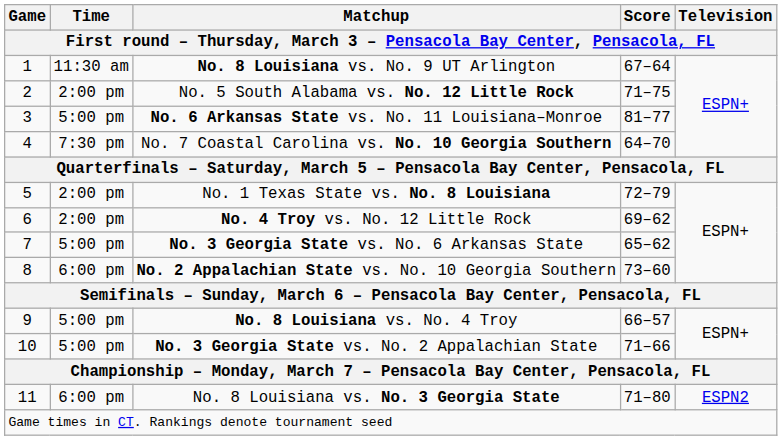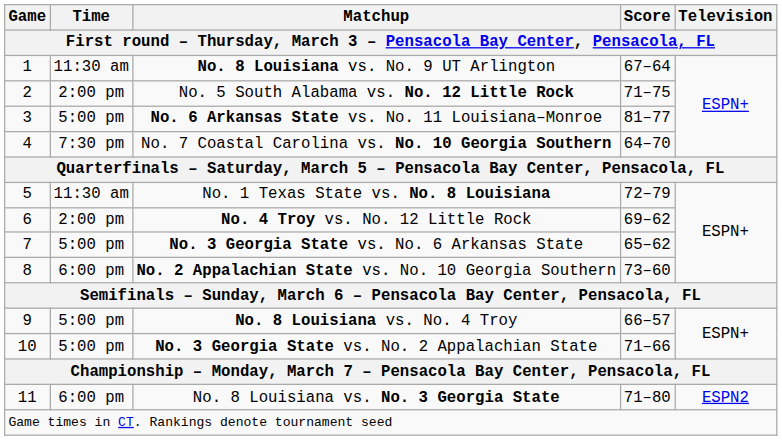(91, 195) 2:00 pm -> (91, 195) 11:30 am
